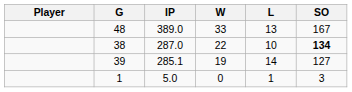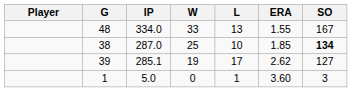+ column: (281, 12)
(170, 29) 389.0 -> (149, 29) 334.0
(220, 45) 22 -> (193, 45) 25
(271, 62) 14 -> (237, 62) 17
